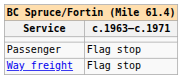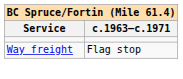- row: (34, 50)
